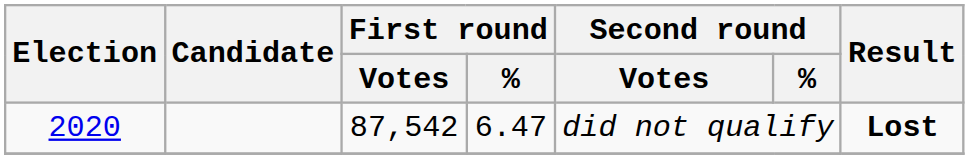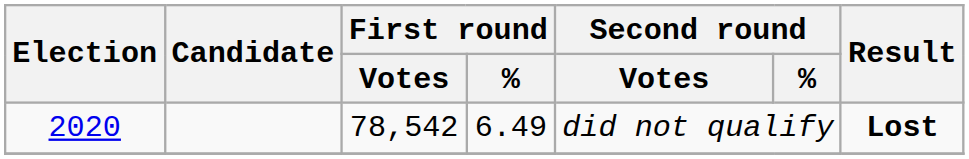(404, 128) 87,542 -> (404, 128) 78,542
(511, 128) 6.47 -> (511, 128) 6.49
